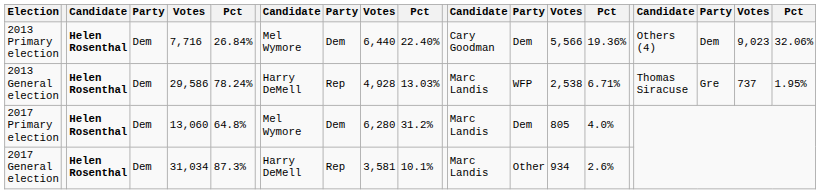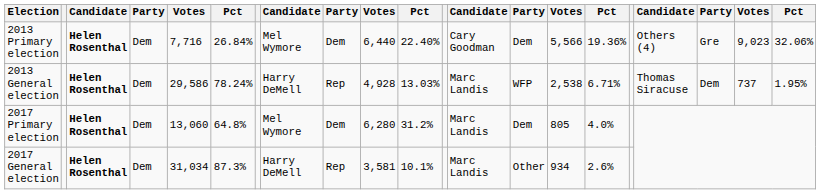(709, 43) Dem -> (709, 43) Gre
(709, 84) Gre -> (709, 84) Dem
